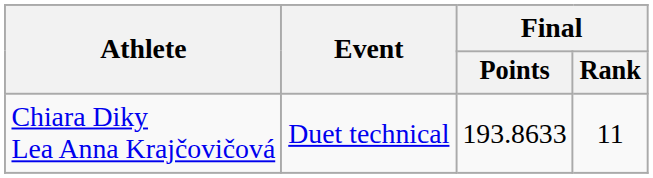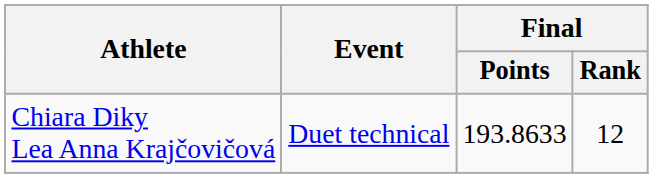(610, 133) 11 -> (610, 133) 12
